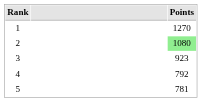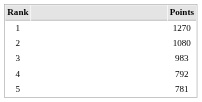(182, 43) lightgreen background -> (182, 43) no background
(182, 58) 923 -> (182, 58) 983
